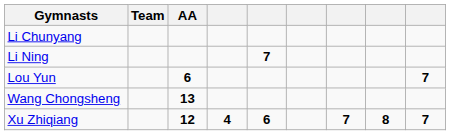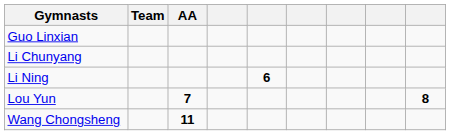+ row: (43, 36)
(267, 57) 7 -> (267, 78) 6
(187, 78) 6 -> (187, 99) 7
(425, 78) 7 -> (425, 99) 8
(187, 99) 13 -> (187, 120) 11
- row: (43, 120)
